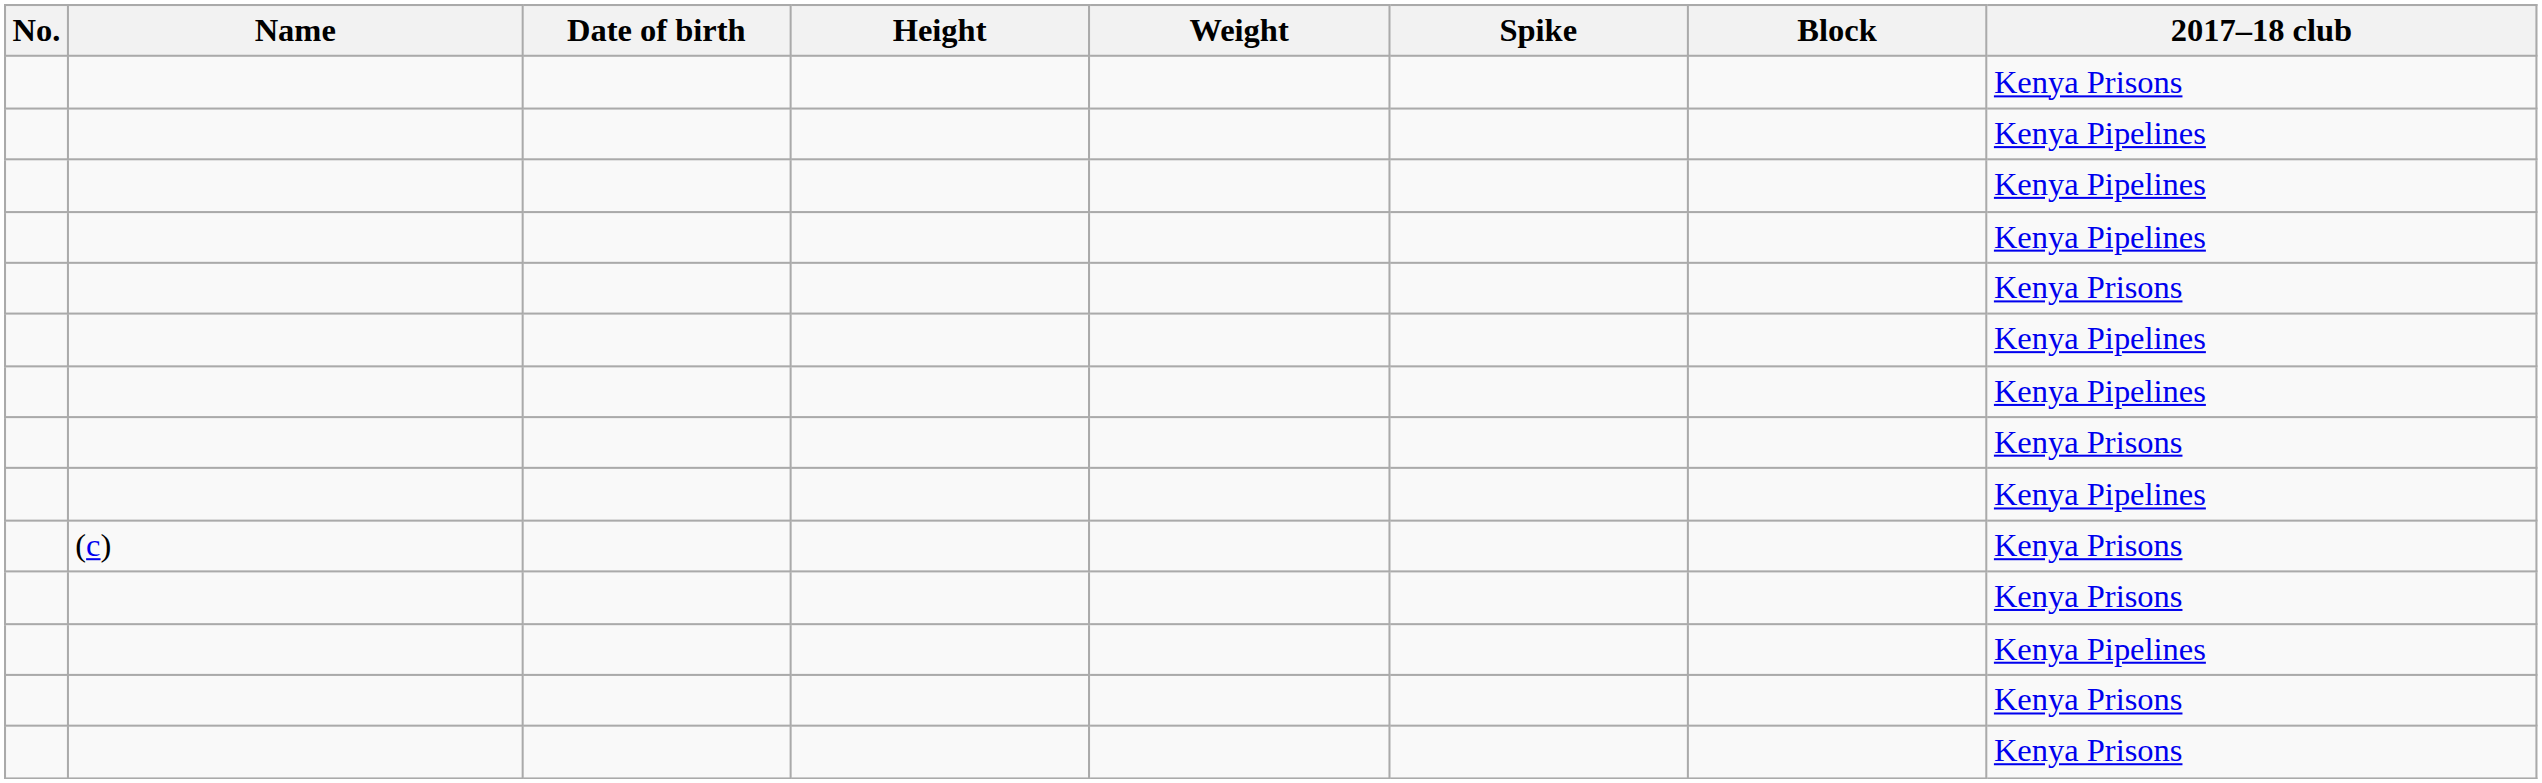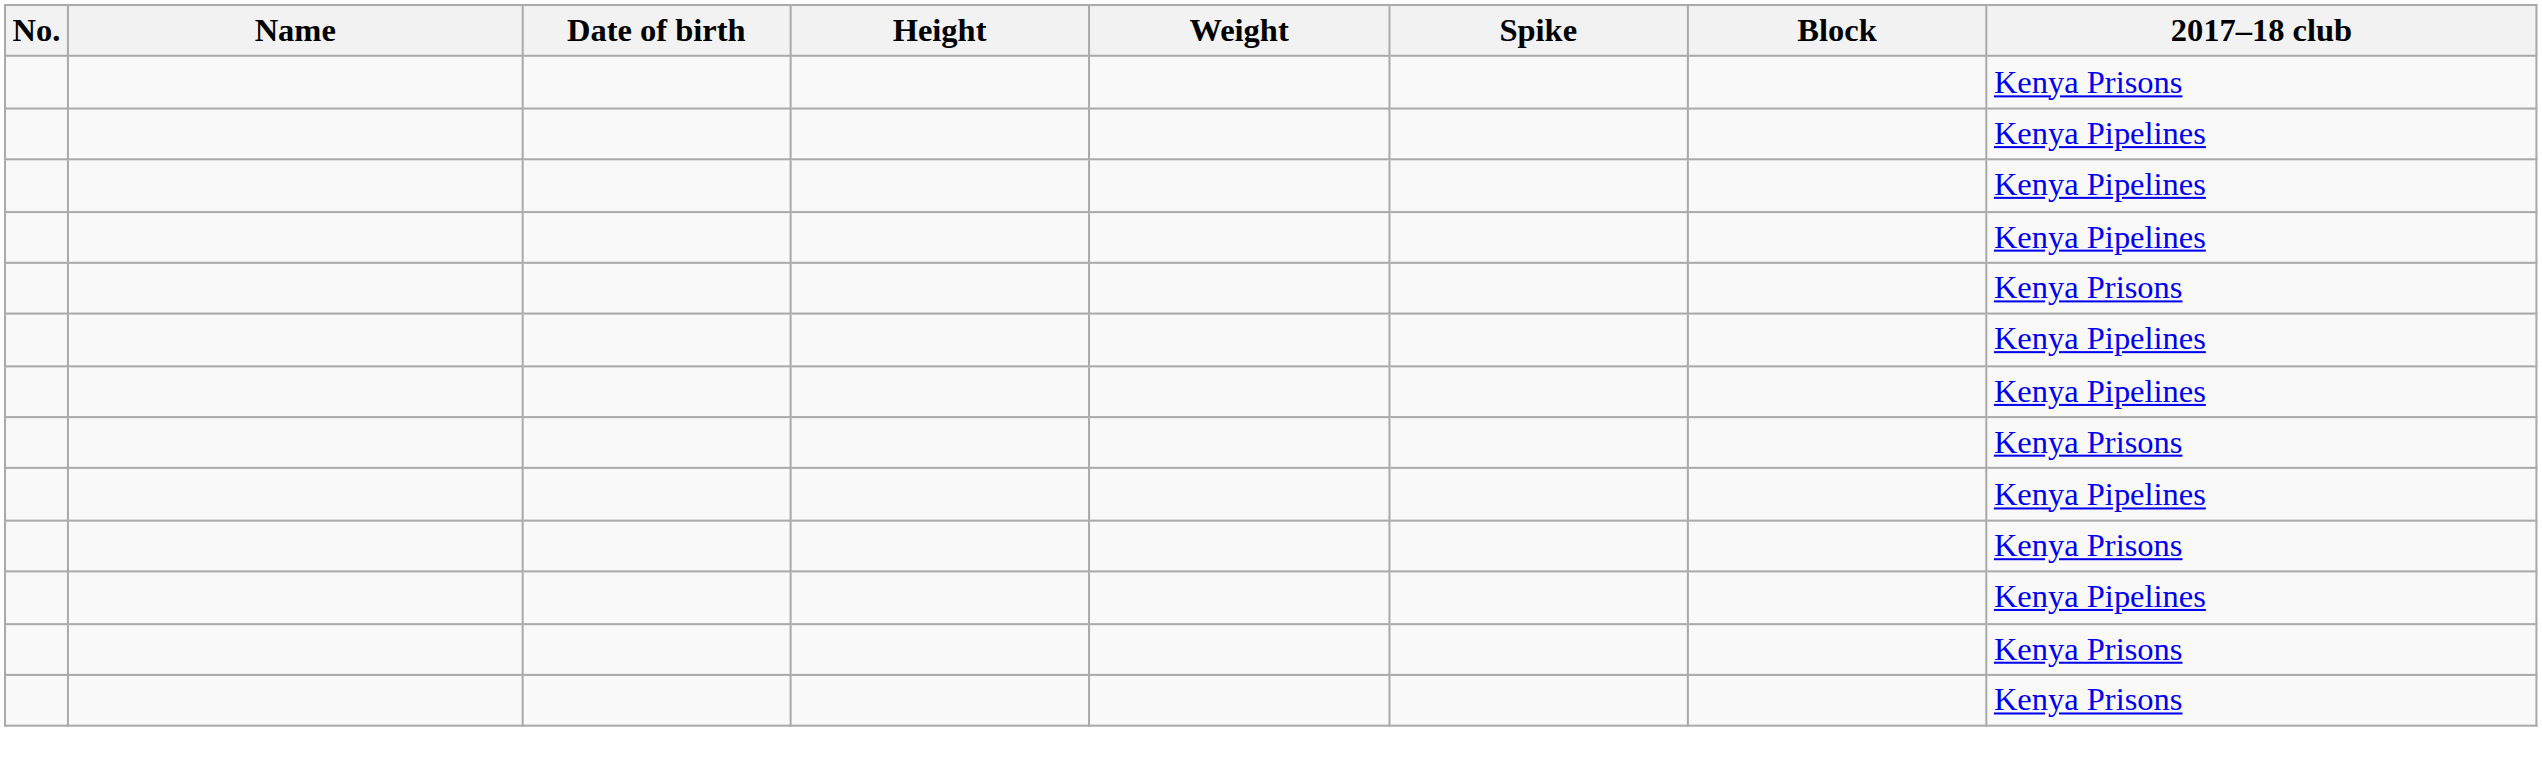- row: (36, 546)
